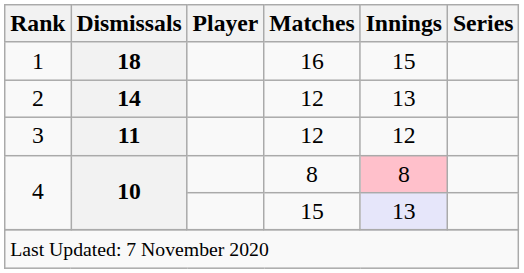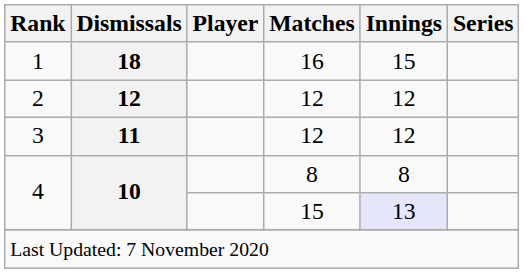(129, 98) 14 -> (129, 98) 12
(404, 98) 13 -> (404, 98) 12
(404, 173) pink background -> (404, 173) no background
